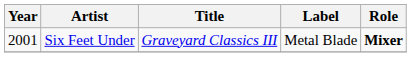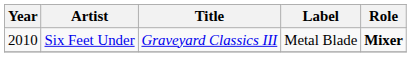(23, 39) 2001 -> (23, 39) 2010
